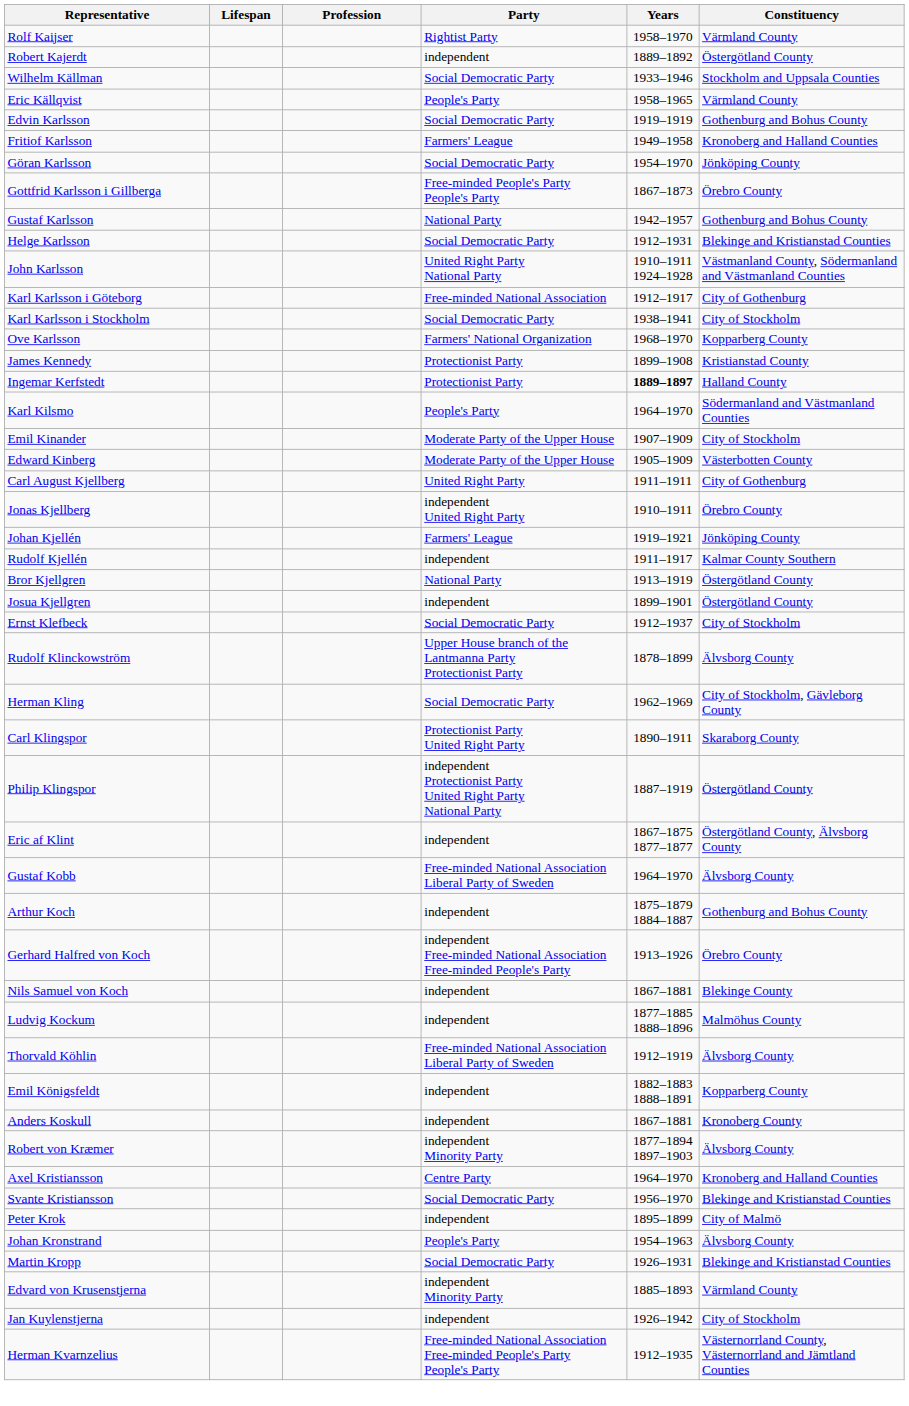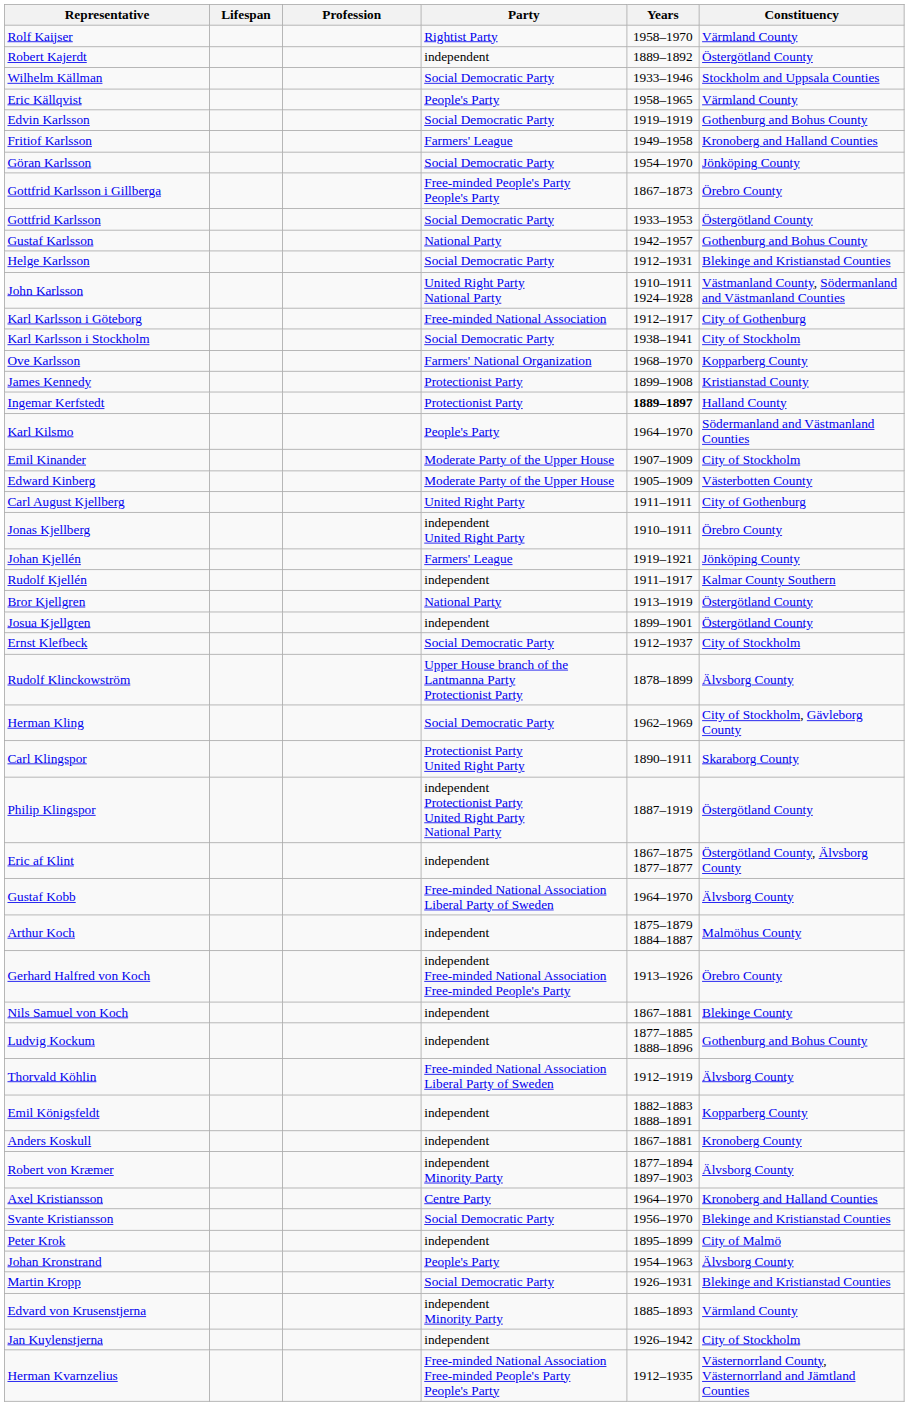+ row: (54, 219)
(785, 911) Gothenburg and Bohus County -> (752, 932) Malmöhus County
(752, 1019) Malmöhus County -> (785, 1040) Gothenburg and Bohus County
